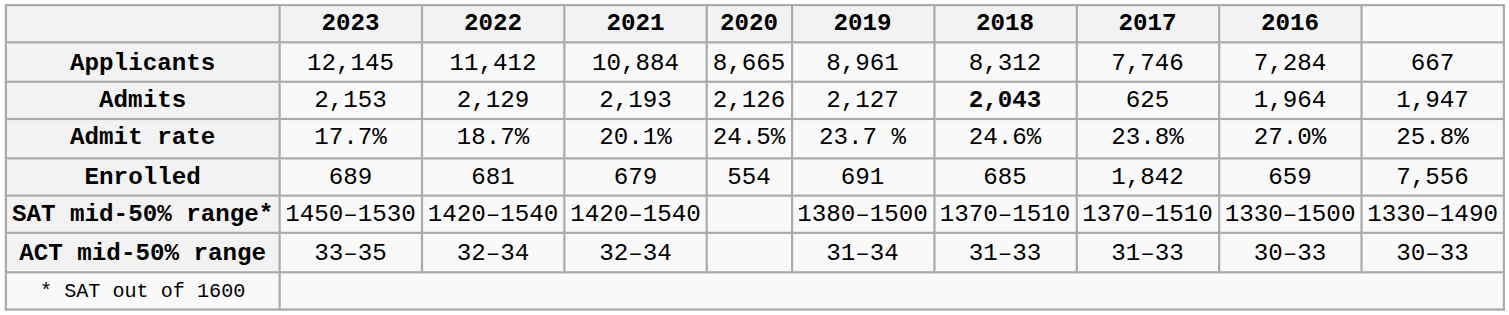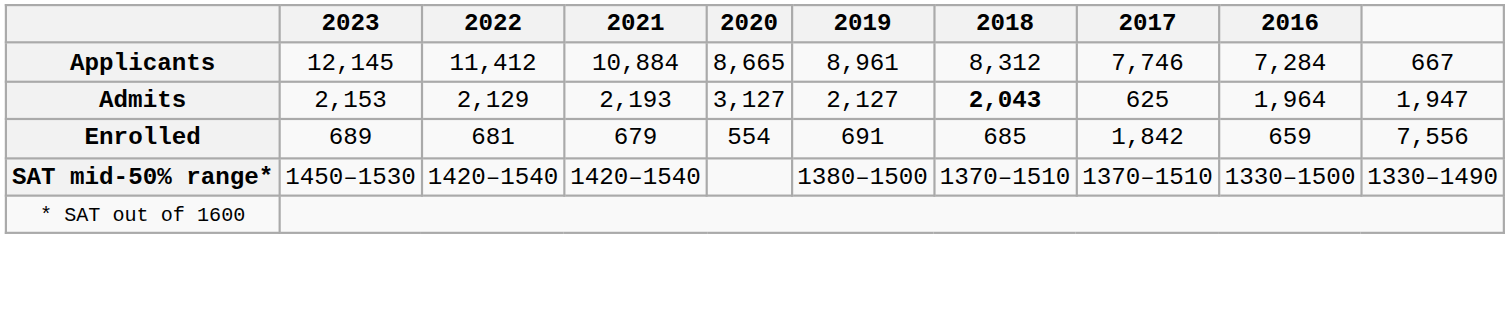(749, 100) 2,126 -> (749, 100) 3,127
- row: (143, 139)
- row: (143, 253)
